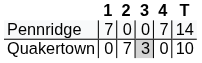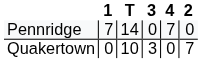columns swapped: (126, 11) <-> (184, 11)
(146, 48) lightgrey background -> (153, 48) no background
